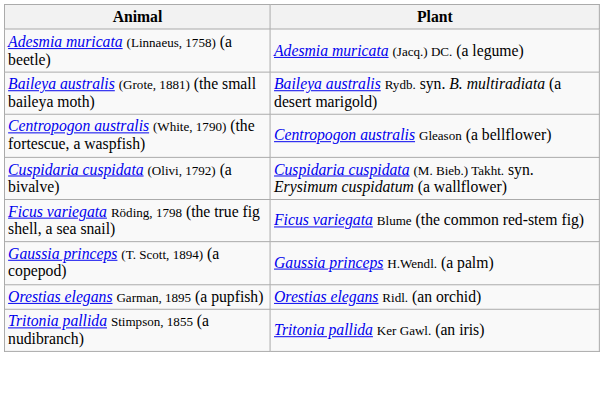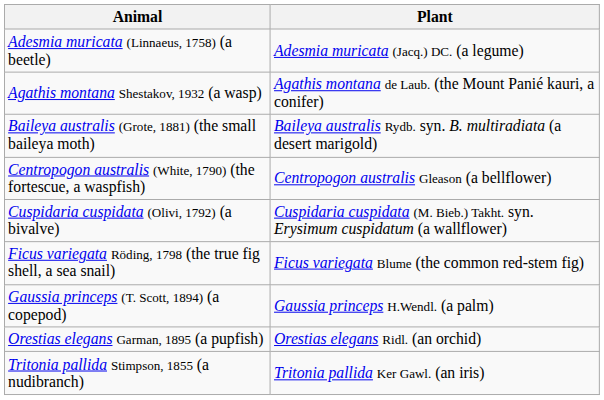+ row: (135, 93)
